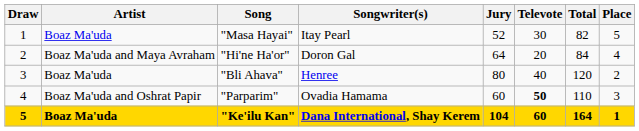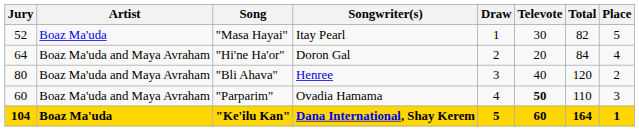columns swapped: (23, 14) <-> (499, 14)
(78, 75) Boaz Ma'uda -> (125, 75) Boaz Ma'uda and Maya Avraham
(123, 95) Boaz Ma'uda and Oshrat Papir -> (125, 95) Boaz Ma'uda and Maya Avraham
